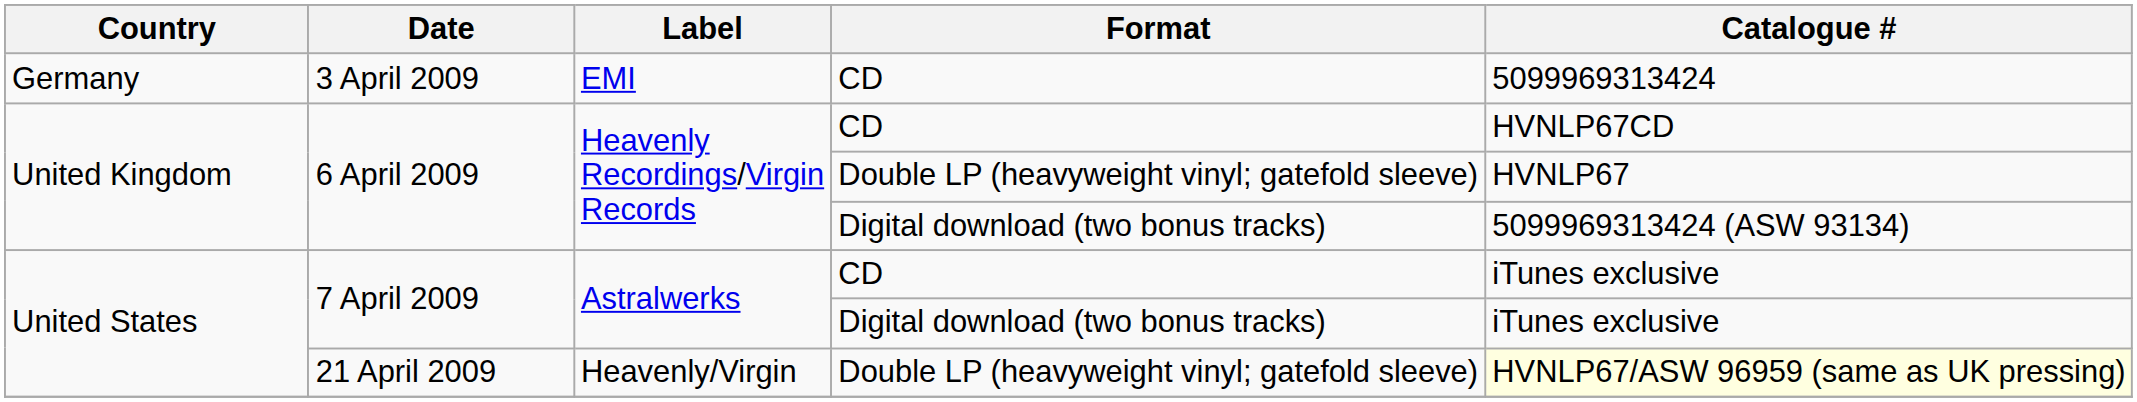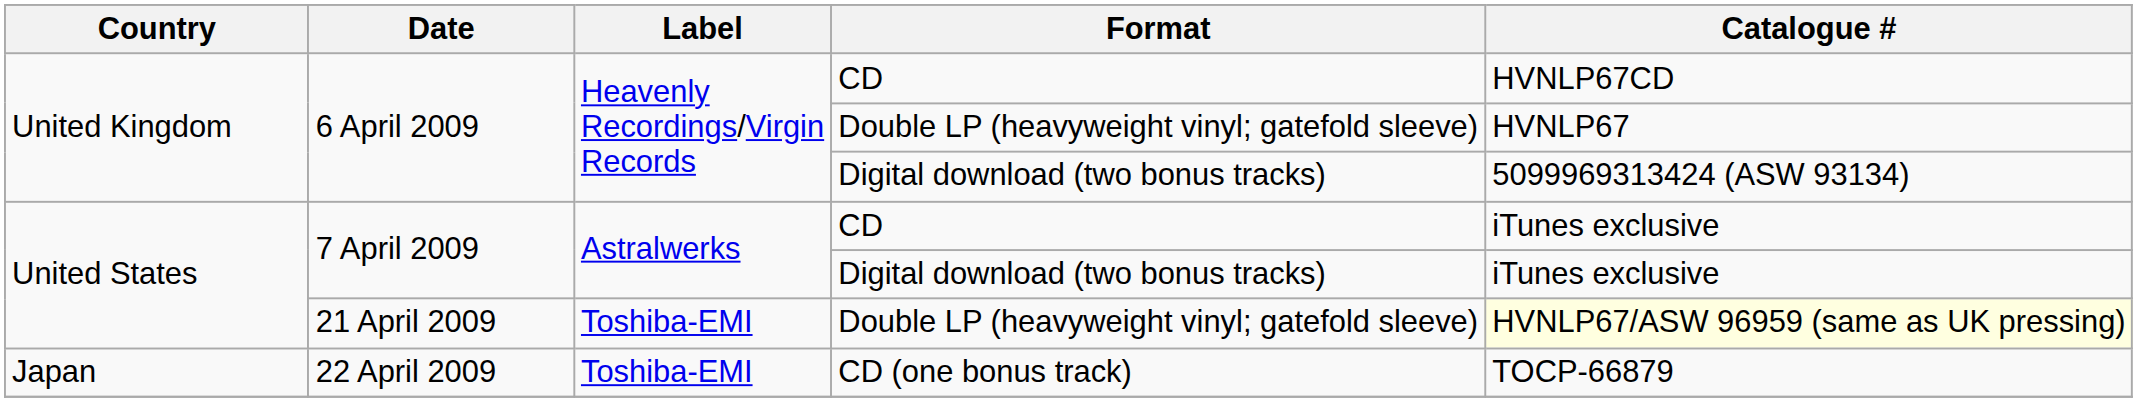- row: (397, 77)
(689, 371) Heavenly/Virgin -> (667, 322) Toshiba-EMI
+ row: (406, 371)
